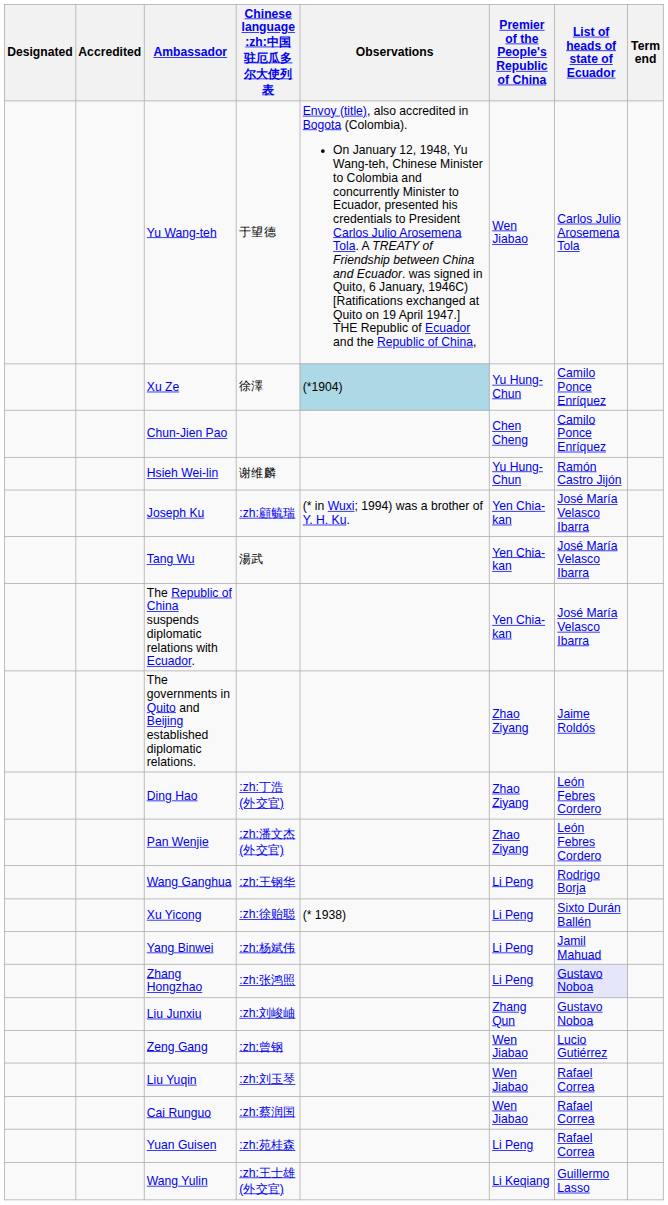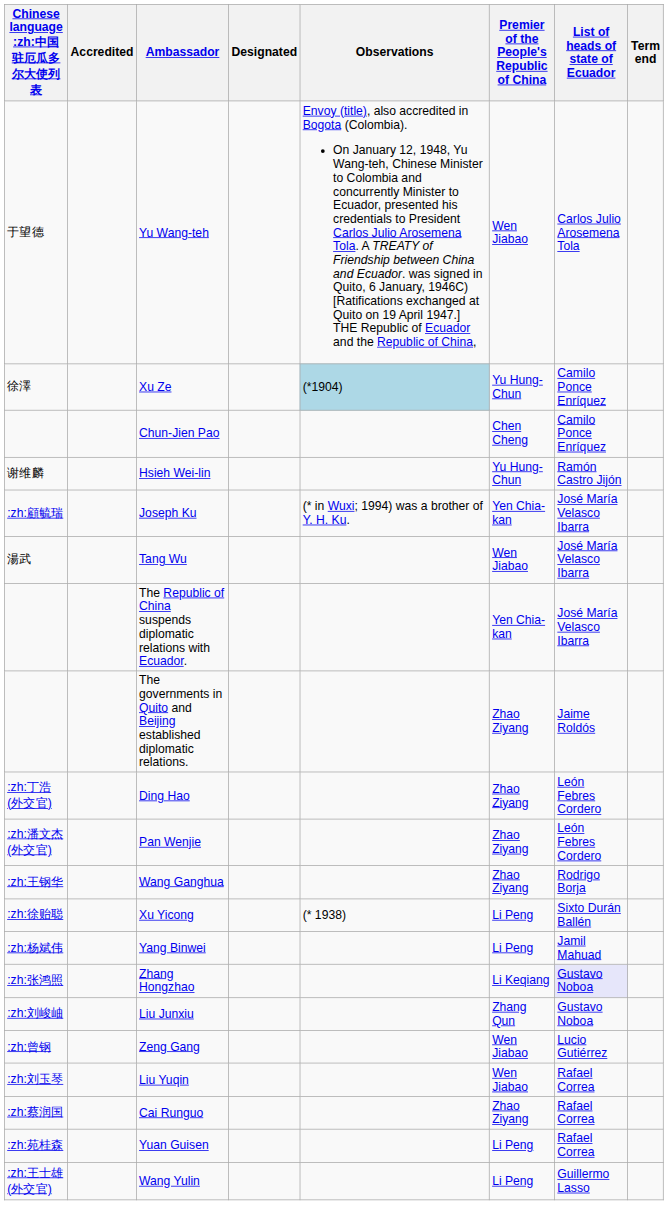columns swapped: (40, 52) <-> (268, 52)
(519, 560) Yen Chia-kan -> (510, 560) Wen Jiabao
(513, 882) Li Peng -> (510, 882) Zhao Ziyang
(513, 981) Li Peng -> (521, 981) Li Keqiang
(510, 1112) Wen Jiabao -> (510, 1112) Zhao Ziyang
(521, 1181) Li Keqiang -> (513, 1181) Li Peng
